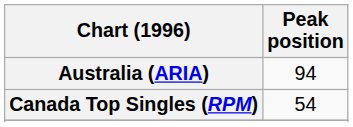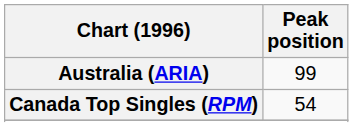(305, 73) 94 -> (305, 73) 99
